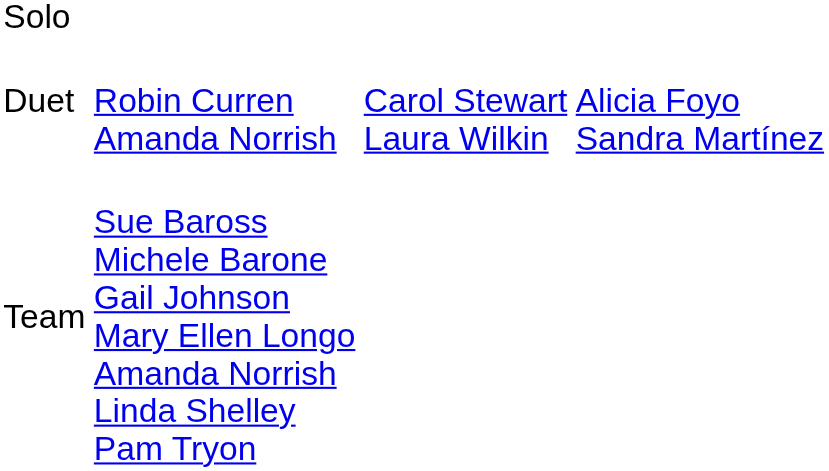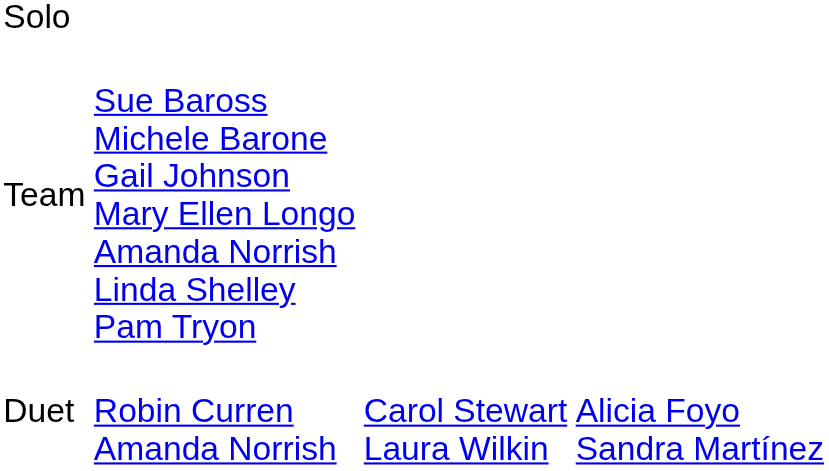rows swapped: (39, 100) <-> (44, 316)
